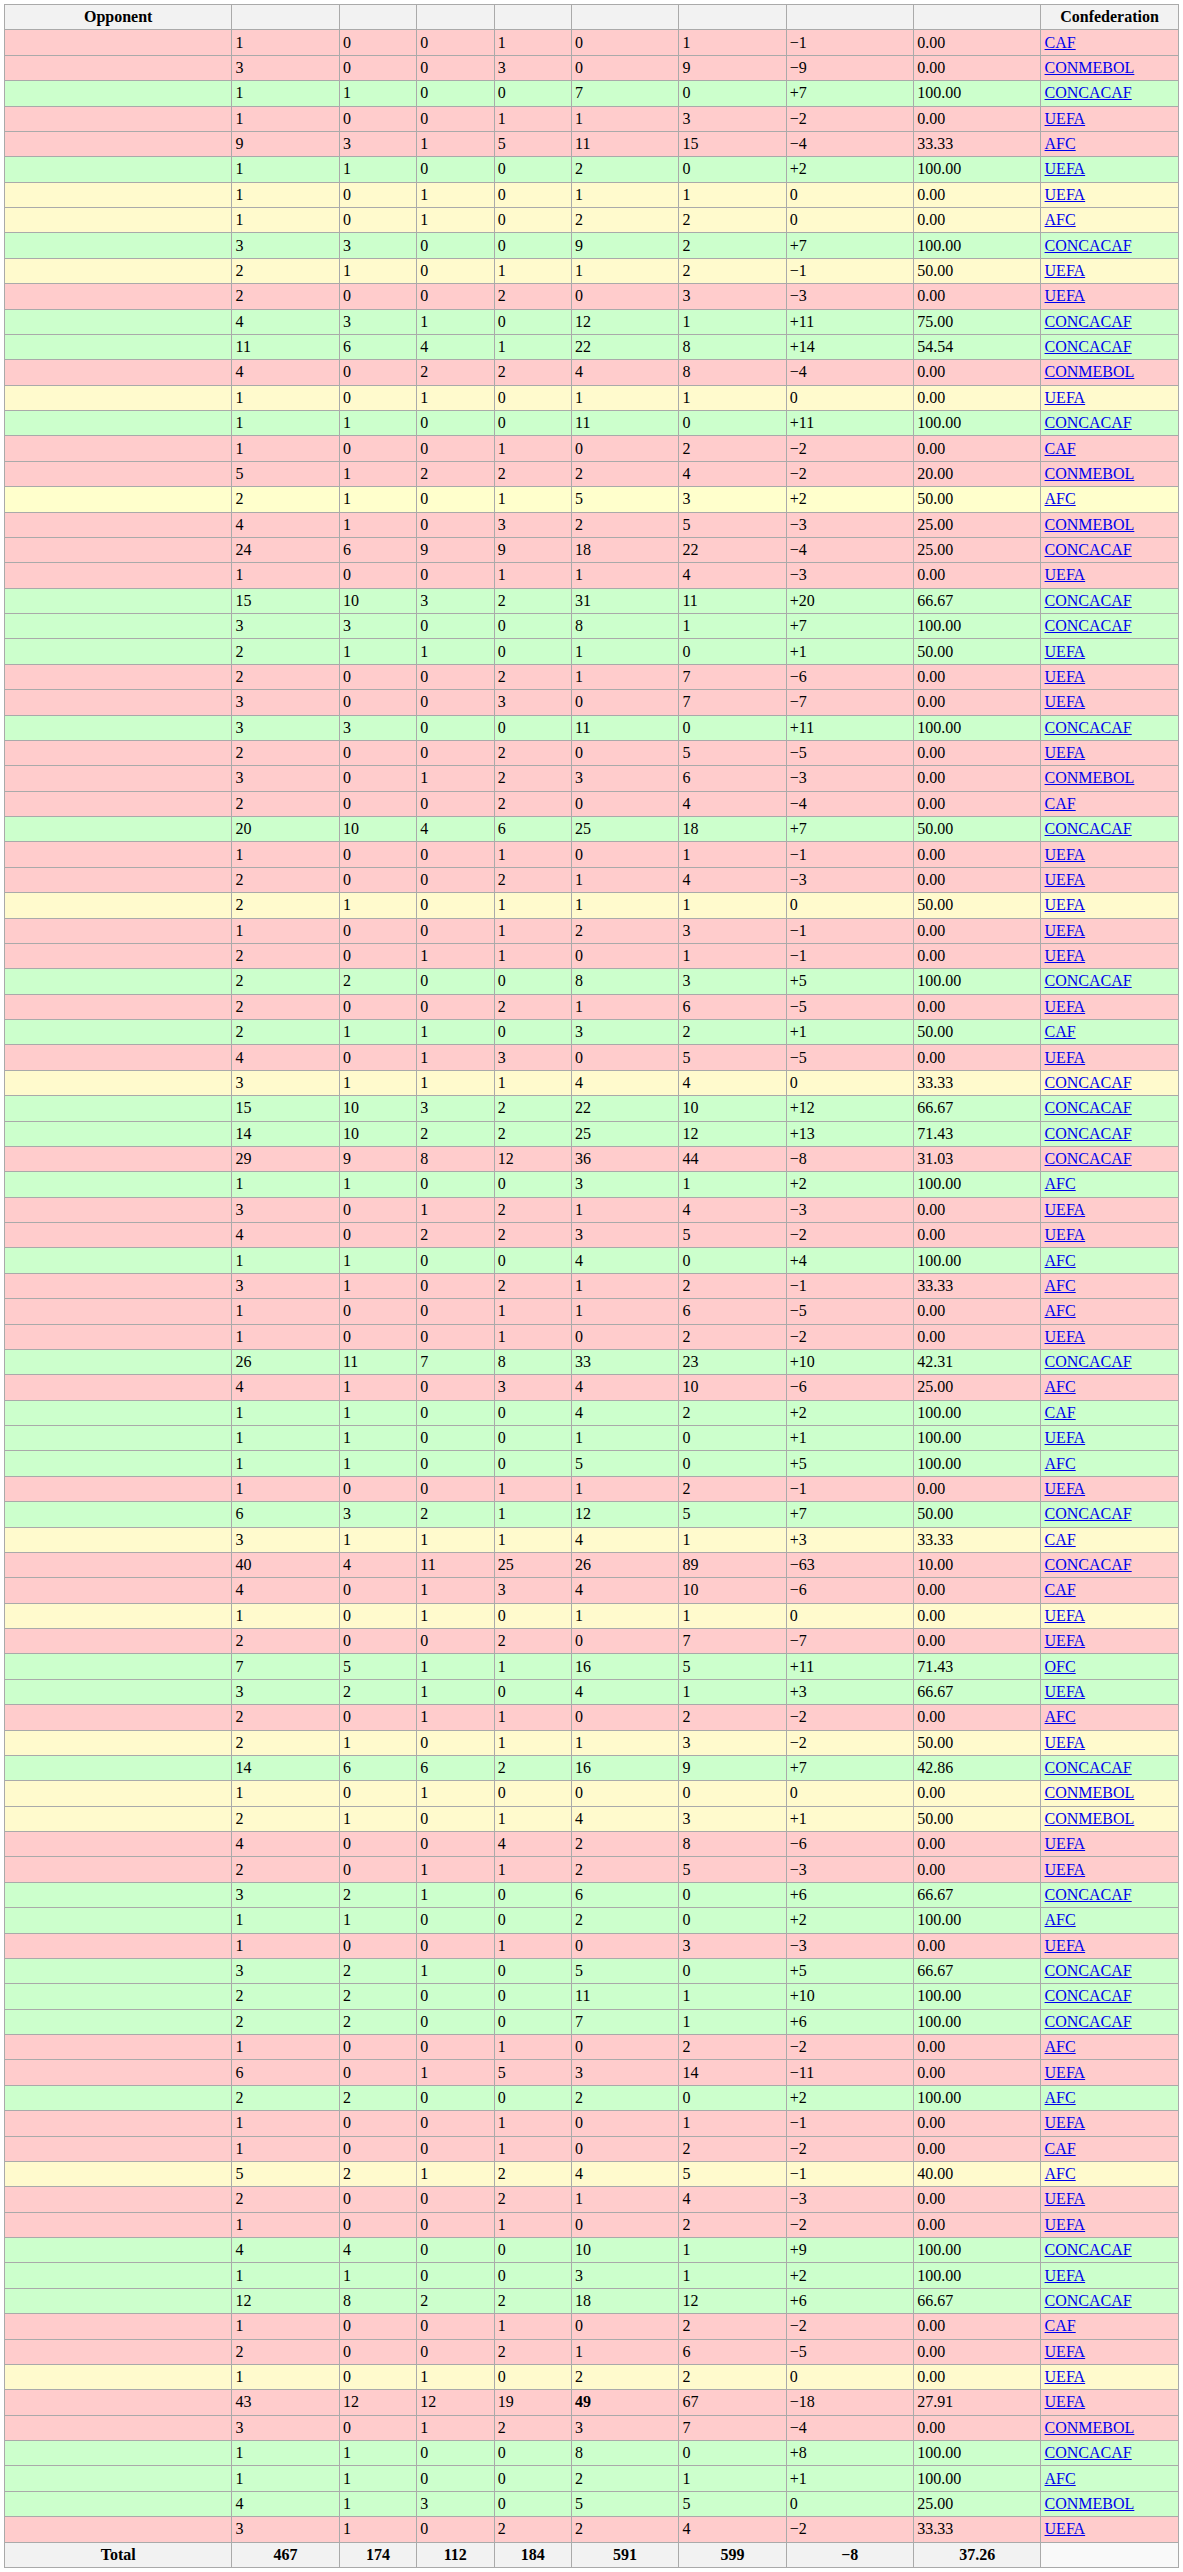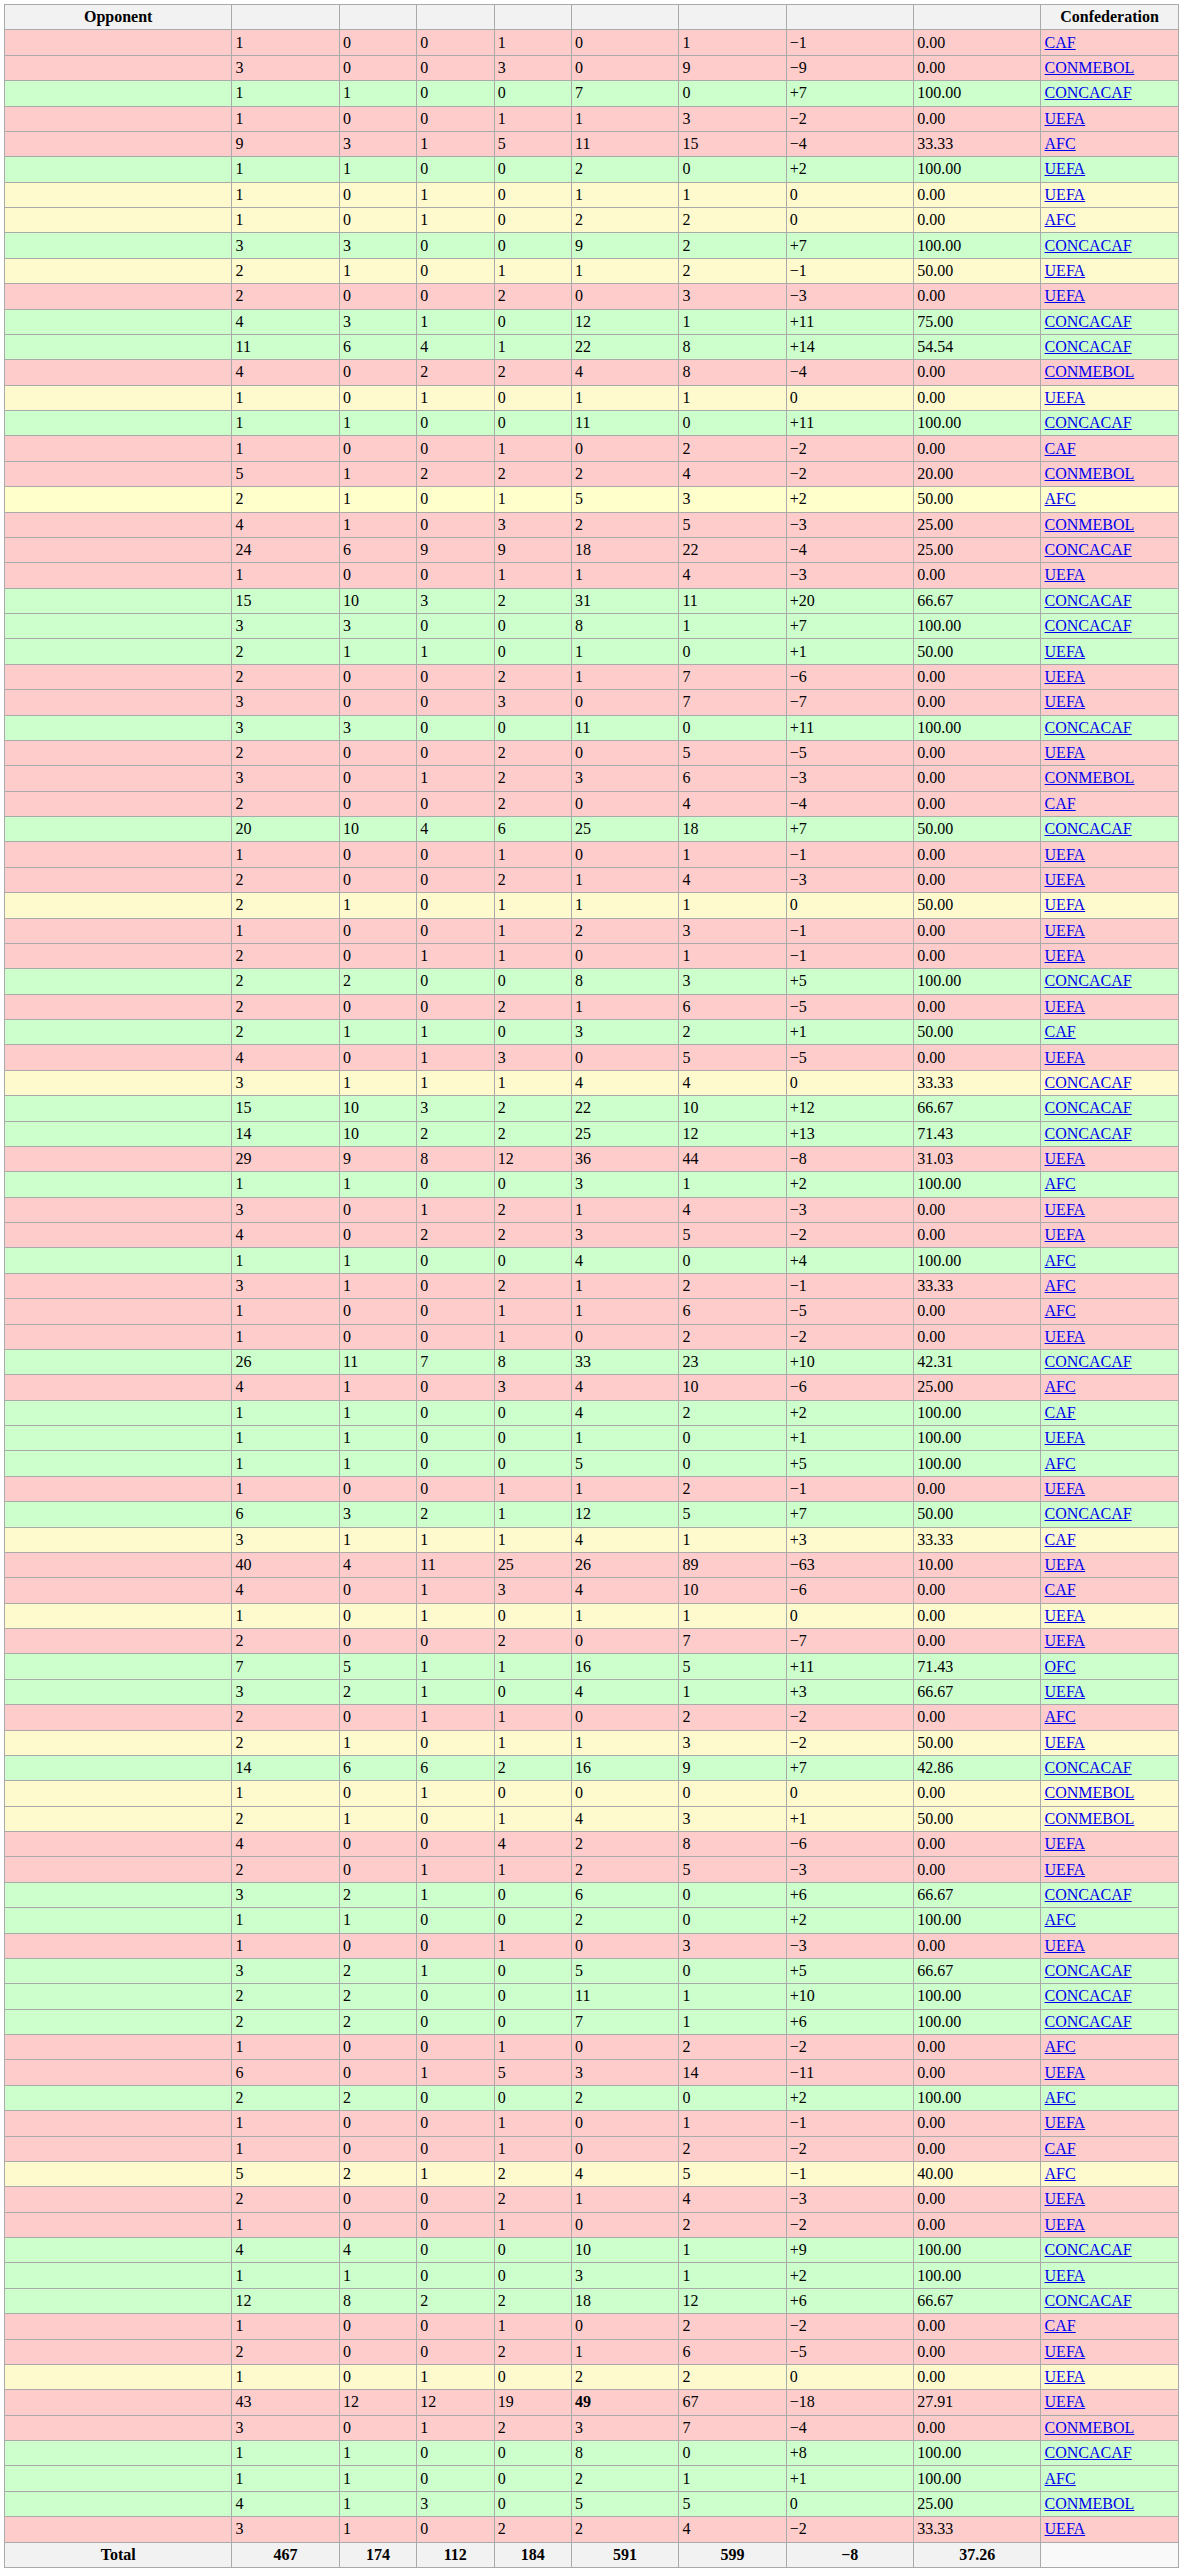(1088, 1159) CONCACAF -> (1065, 1159) UEFA
(1088, 1565) CONCACAF -> (1065, 1565) UEFA
